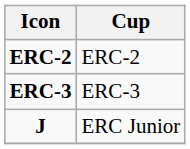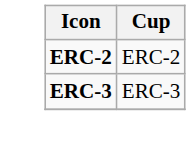- row: (40, 126)
